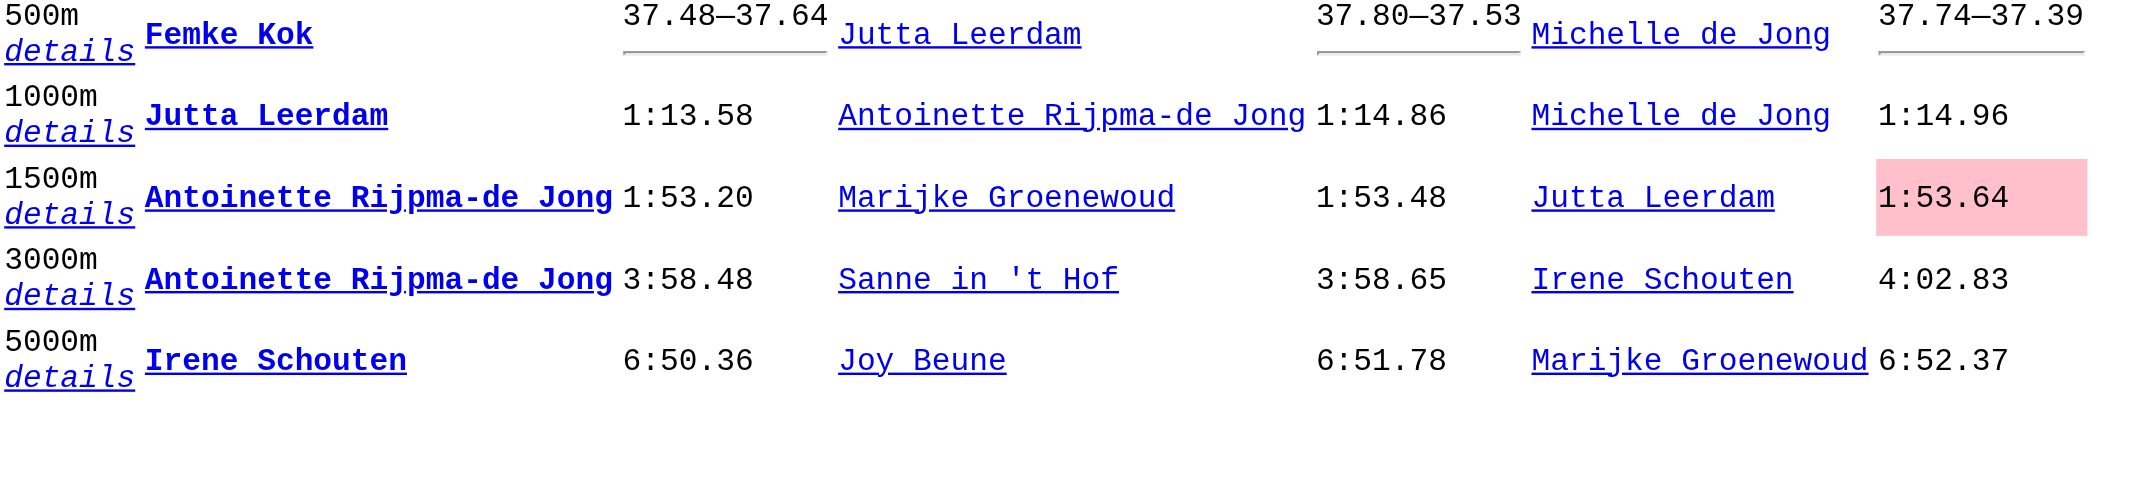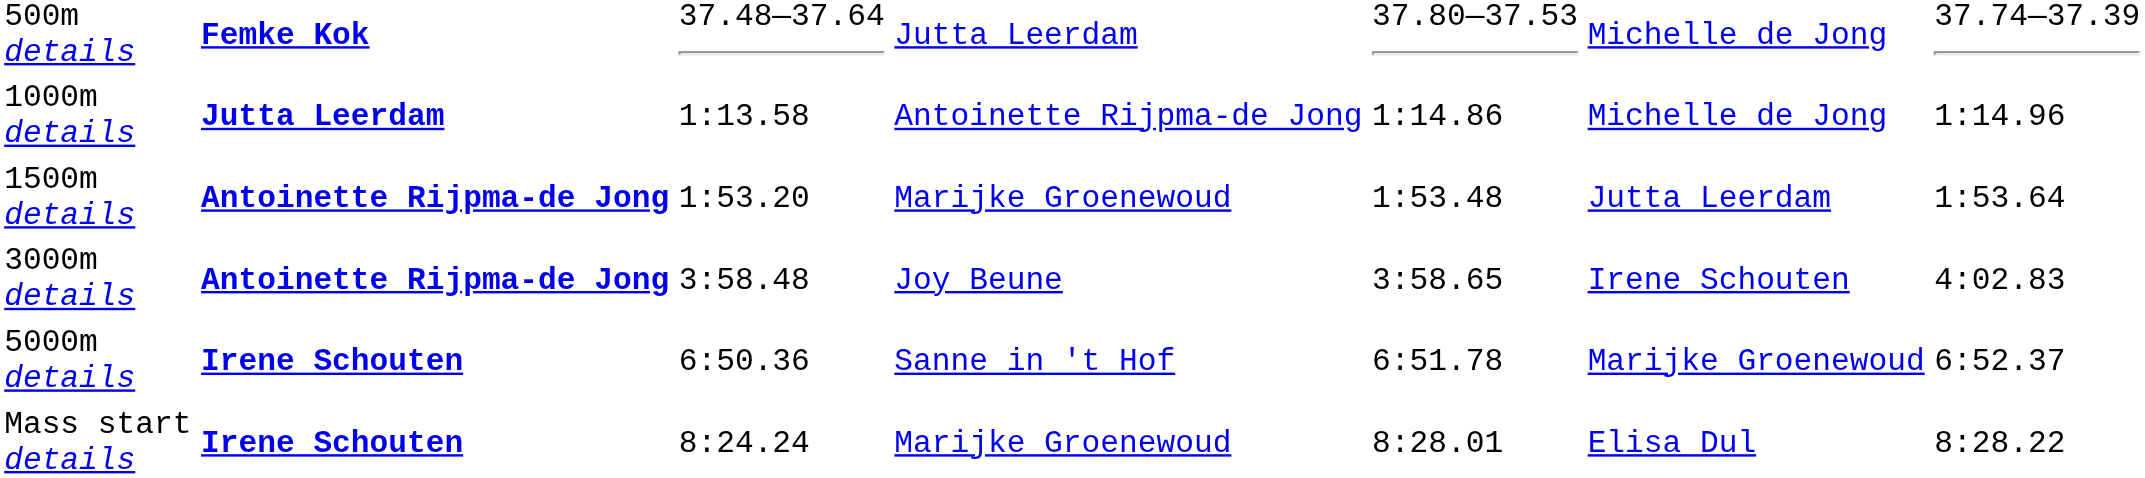(1944, 197) pink background -> (2000, 197) no background
(979, 279) Sanne in 't Hof -> (979, 279) Joy Beune
(922, 361) Joy Beune -> (1035, 361) Sanne in 't Hof
+ row: (98, 442)
